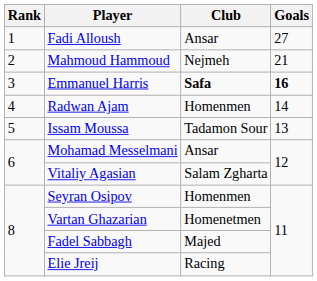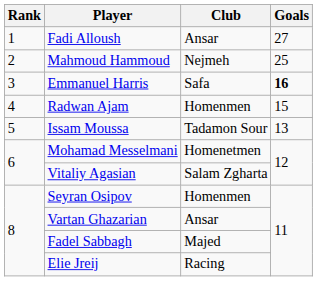(281, 60) 21 -> (281, 60) 25
(198, 83) bold -> (197, 83) normal
(281, 106) 14 -> (281, 106) 15
(201, 151) Ansar -> (223, 151) Homenetmen
(223, 219) Homenetmen -> (201, 219) Ansar
